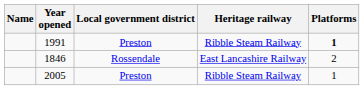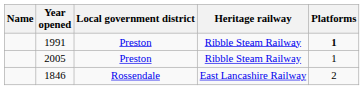rows swapped: (55, 76) <-> (55, 59)
